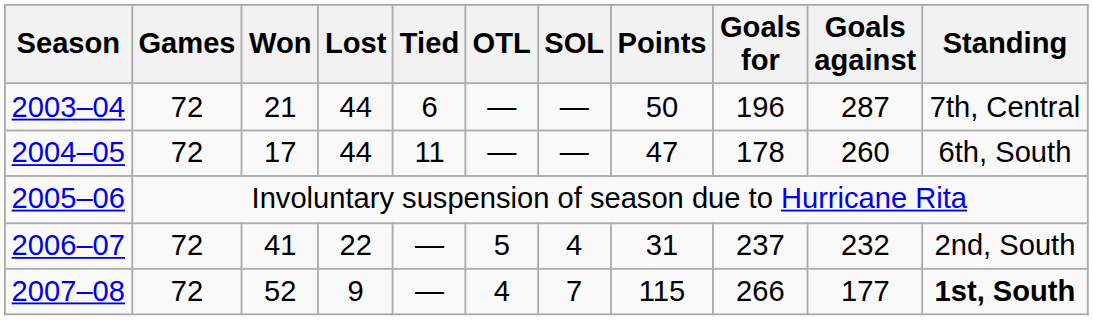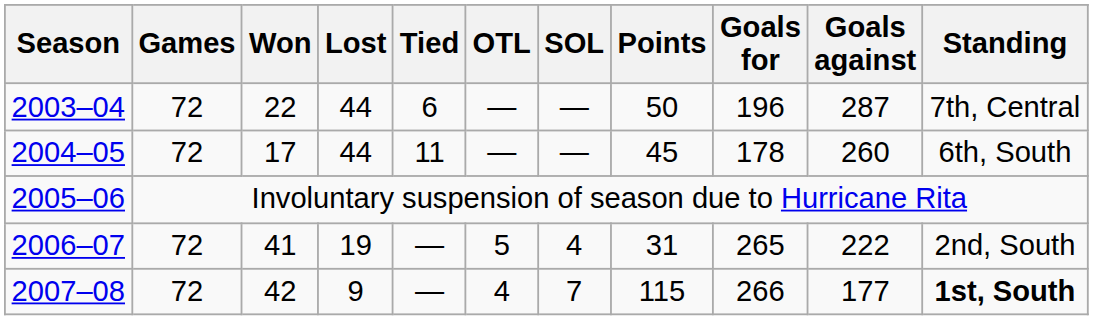(280, 106) 21 -> (280, 106) 22
(662, 152) 47 -> (662, 152) 45
(356, 245) 22 -> (356, 245) 19
(760, 245) 237 -> (760, 245) 265
(865, 245) 232 -> (865, 245) 222
(280, 291) 52 -> (280, 291) 42
